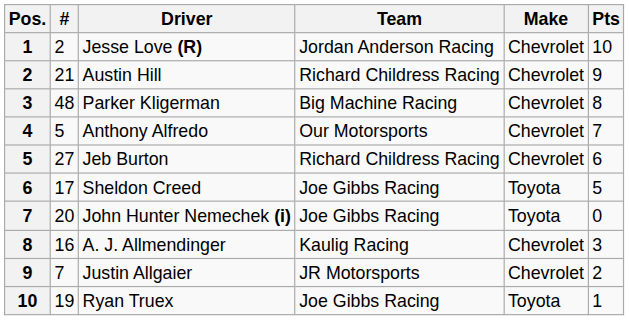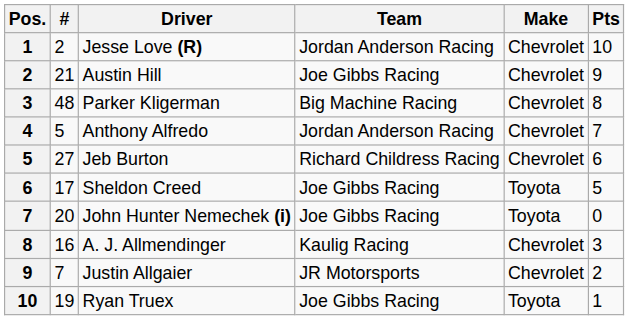(399, 75) Richard Childress Racing -> (369, 75) Joe Gibbs Racing
(363, 131) Our Motorsports -> (397, 131) Jordan Anderson Racing
